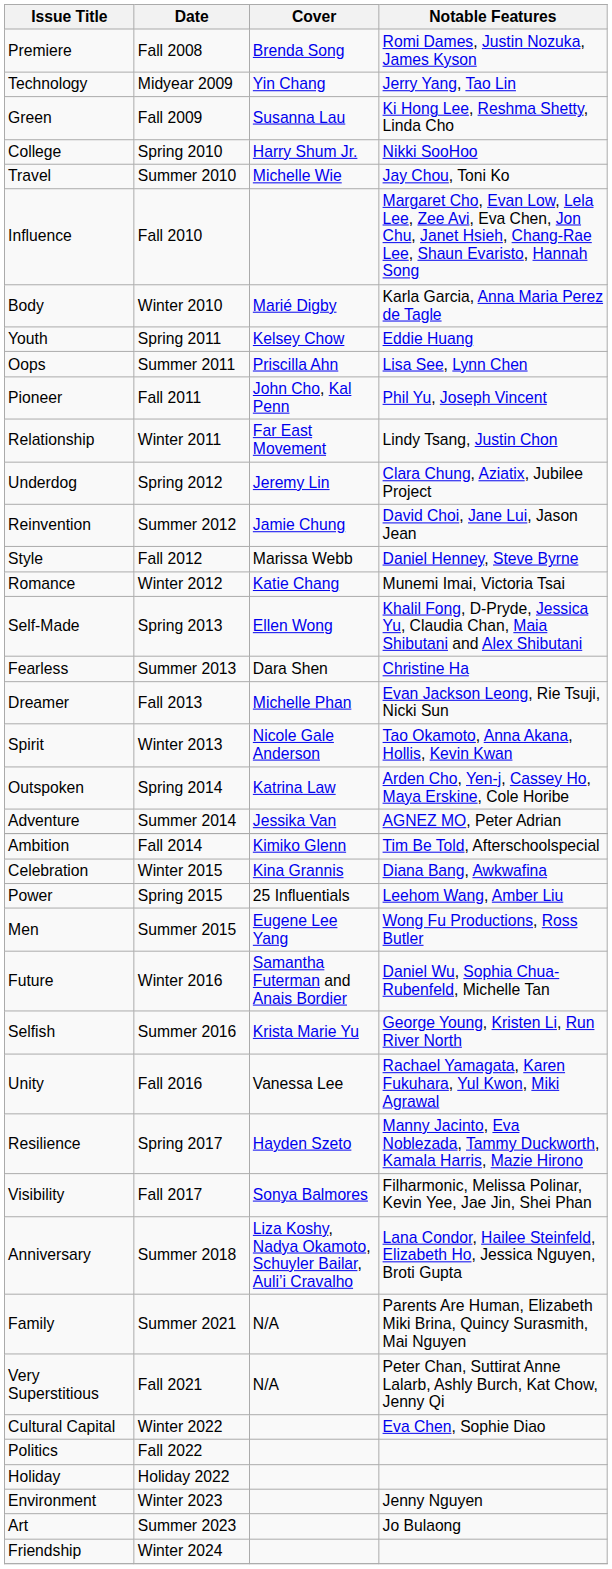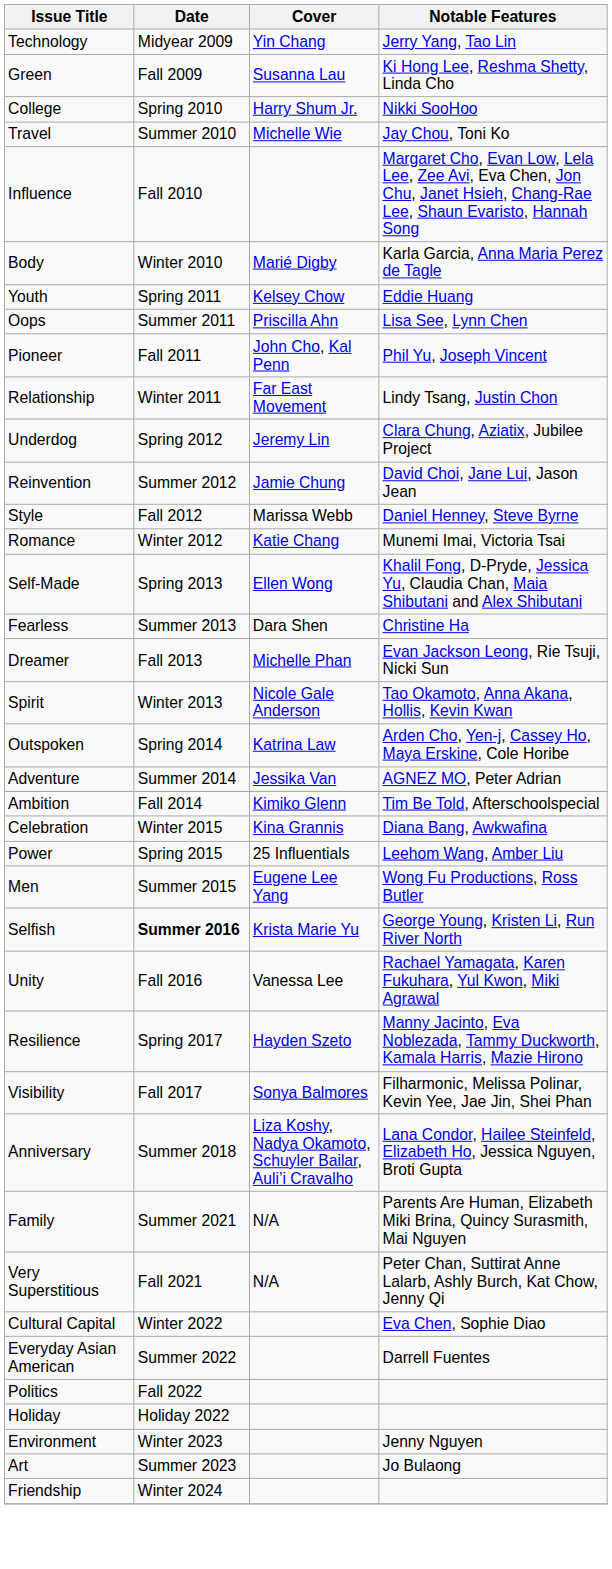- row: (40, 50)
- row: (31, 981)
(187, 1032) normal -> (189, 929) bold
+ row: (62, 1357)
